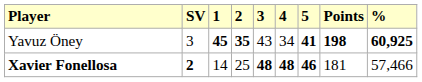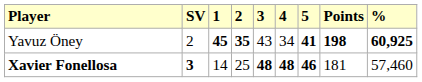(190, 40) 3 -> (190, 40) 2
(190, 64) 2 -> (190, 64) 3
(392, 64) 57,466 -> (392, 64) 57,460
